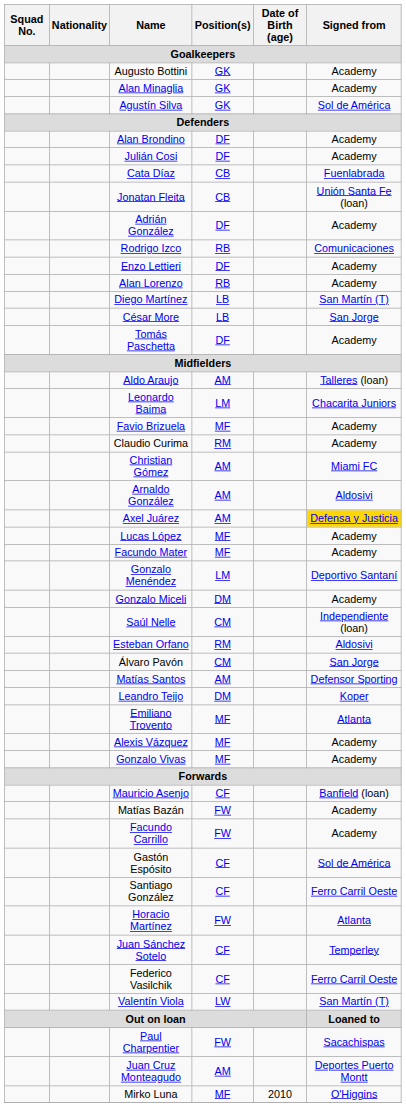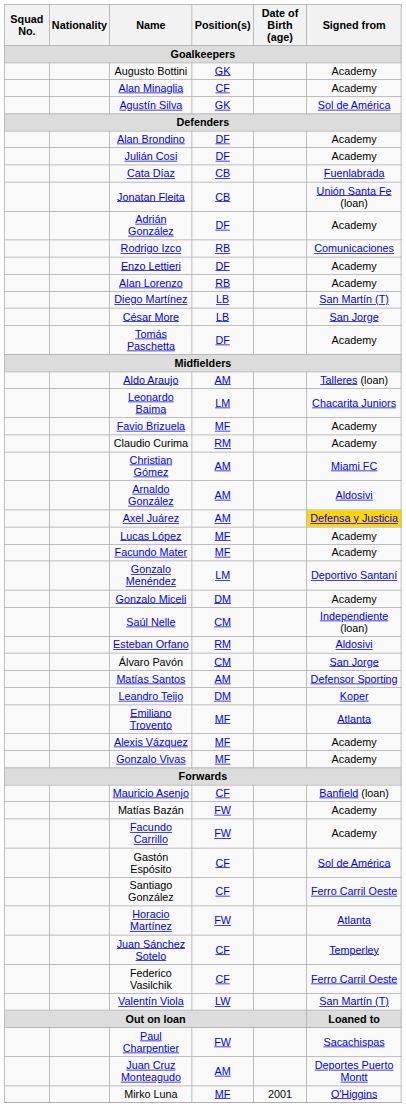(223, 88) GK -> (223, 88) CF
(280, 1094) 2010 -> (280, 1094) 2001
